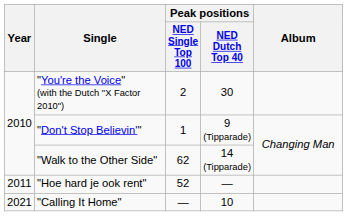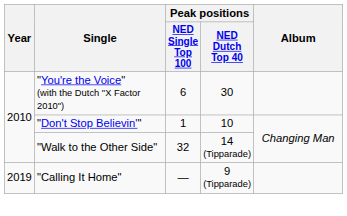(183, 93) 2 -> (183, 93) 6
(227, 129) 9 (Tipparade) -> (227, 123) 10
(183, 160) 62 -> (183, 147) 32
- row: (92, 184)
(19, 202) 2021 -> (19, 178) 2019
(227, 202) 10 -> (227, 178) 9 (Tipparade)
